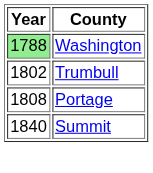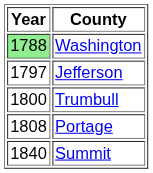+ row: (89, 72)
(29, 72) 1802 -> (29, 99) 1800
